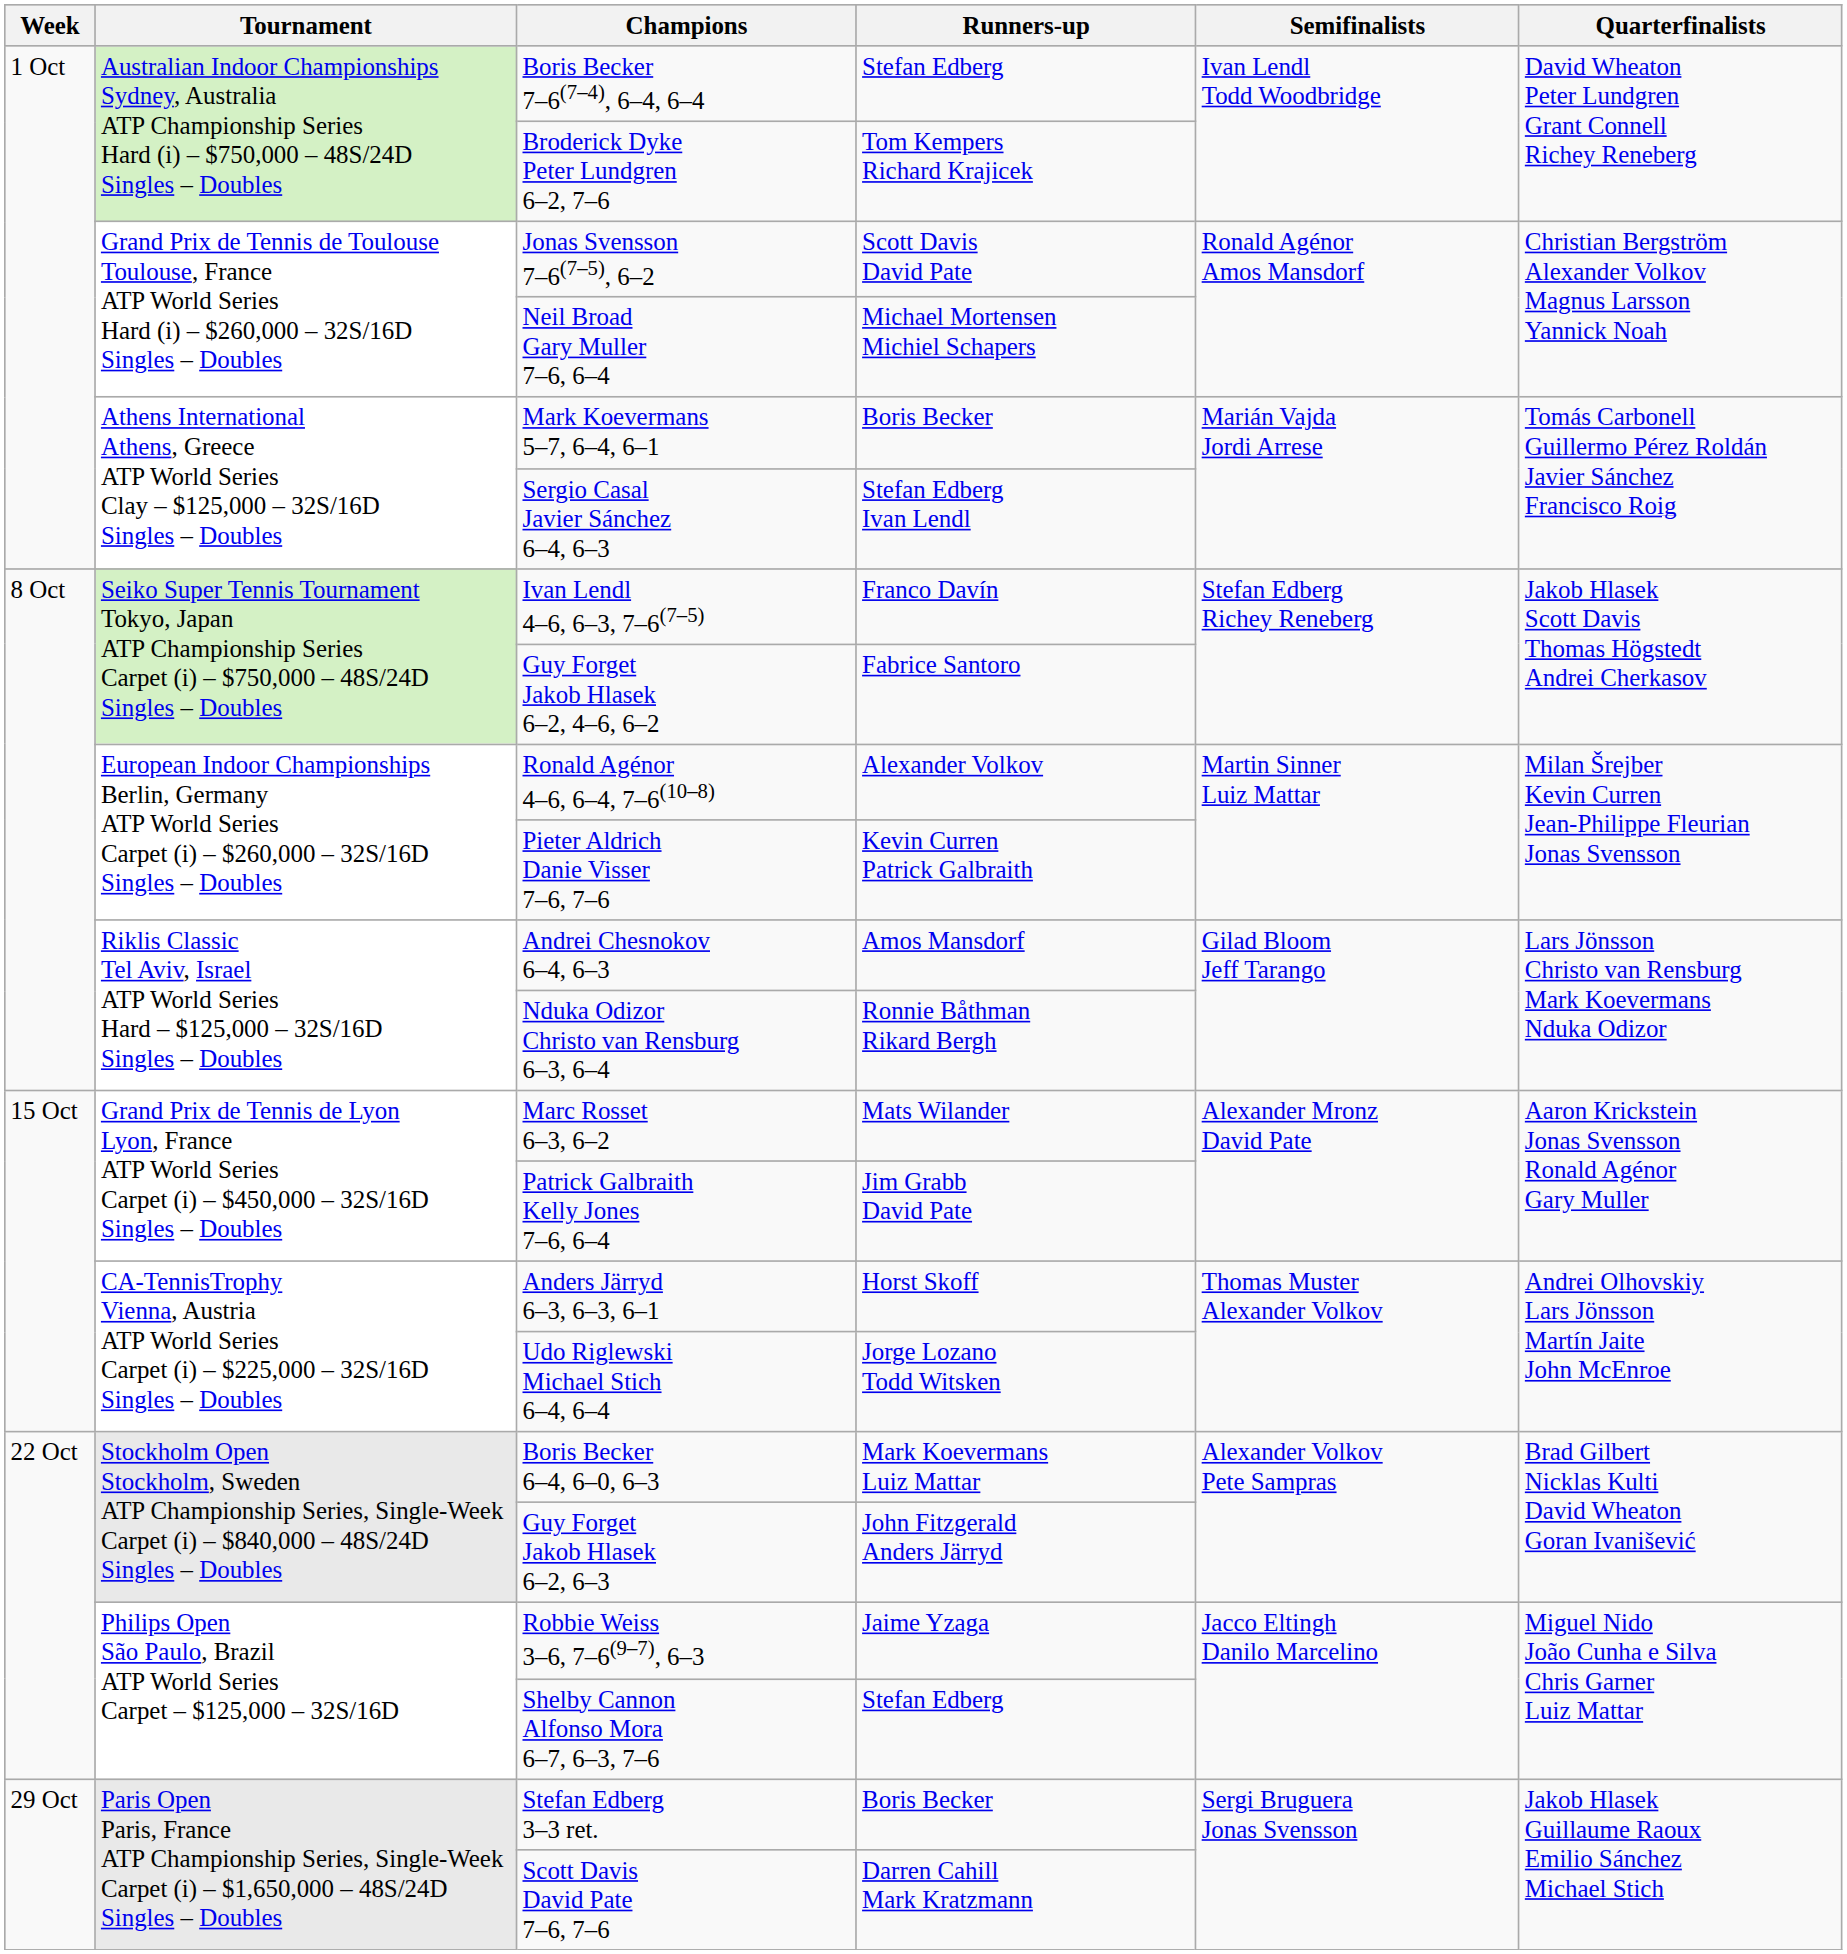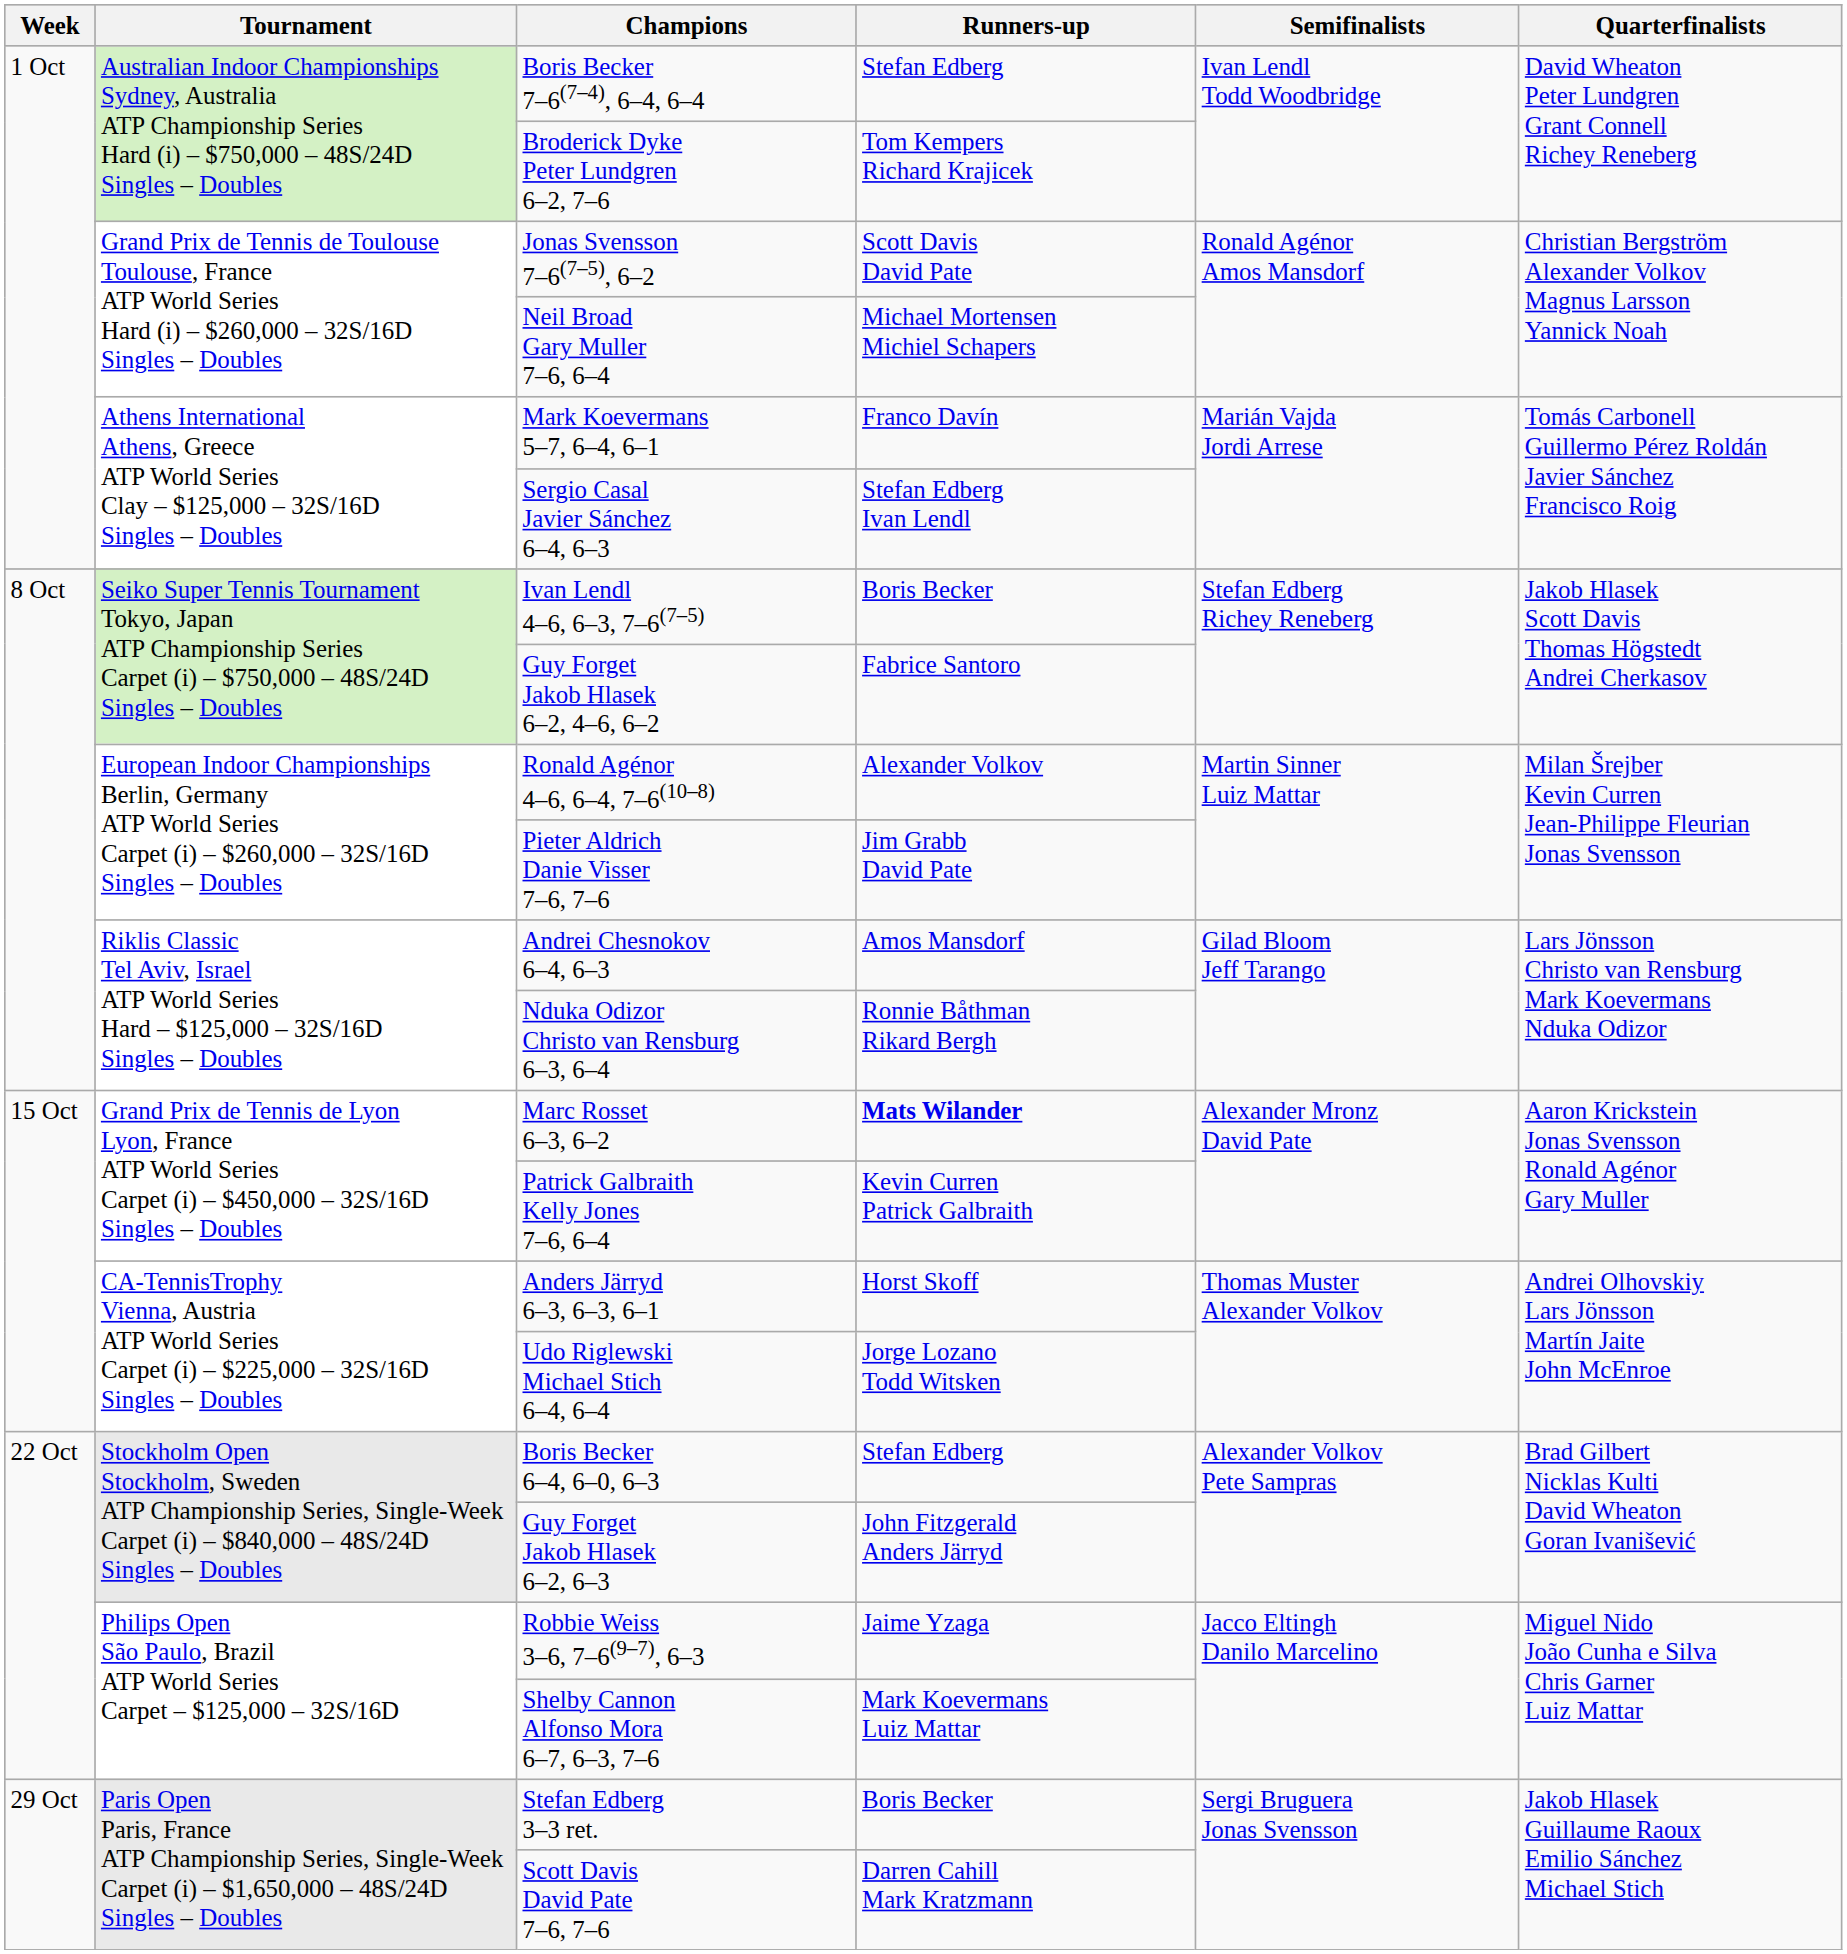(927, 417) Boris Becker -> (930, 417) Franco Davín
(930, 588) Franco Davín -> (927, 588) Boris Becker
(947, 854) Kevin Curren Patrick Galbraith -> (917, 854) Jim Grabb David Pate
(936, 1111) normal -> (942, 1111) bold
(917, 1196) Jim Grabb David Pate -> (947, 1196) Kevin Curren Patrick Galbraith
(955, 1467) Mark Koevermans Luiz Mattar -> (933, 1452) Stefan Edberg
(933, 1698) Stefan Edberg -> (955, 1713) Mark Koevermans Luiz Mattar
